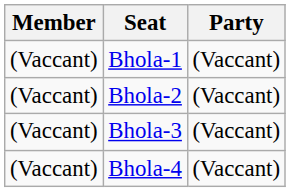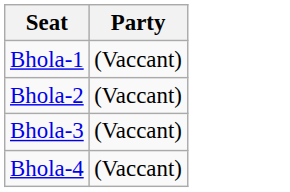- column: (54, 22)
